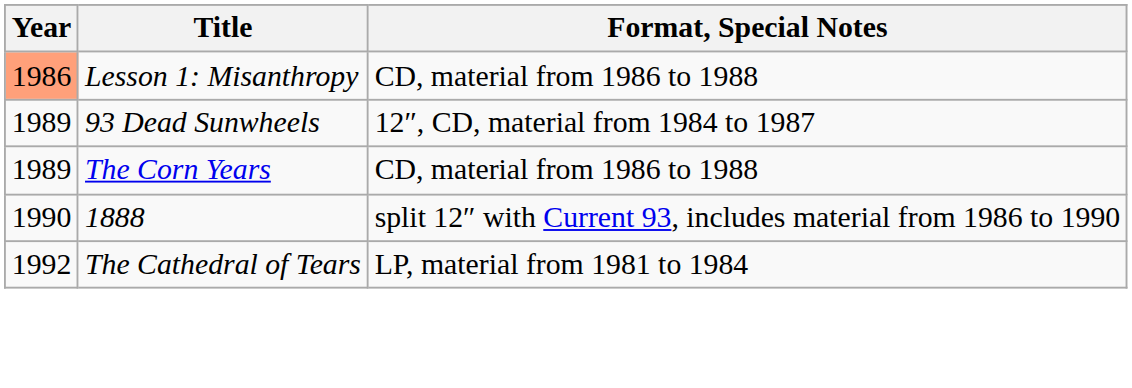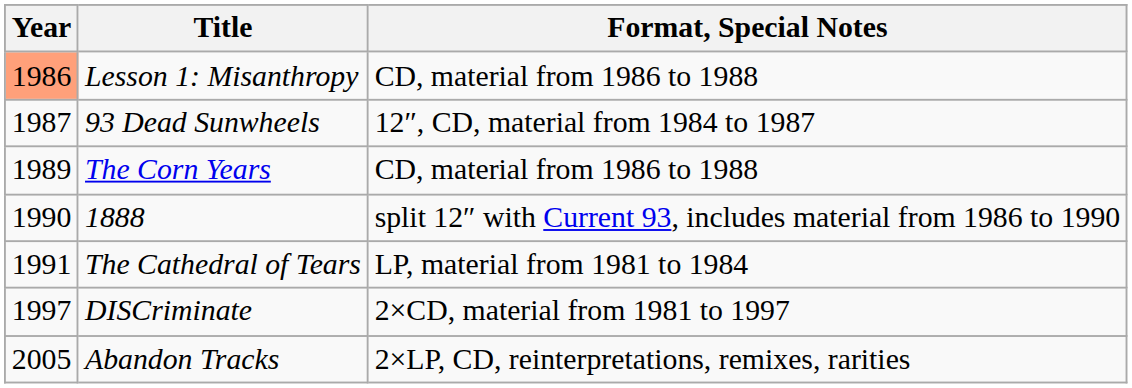(42, 122) 1989 -> (42, 122) 1987
(42, 264) 1992 -> (42, 264) 1991
+ row: (169, 311)
+ row: (182, 358)
